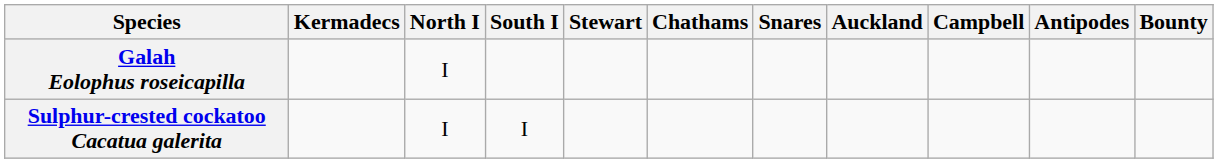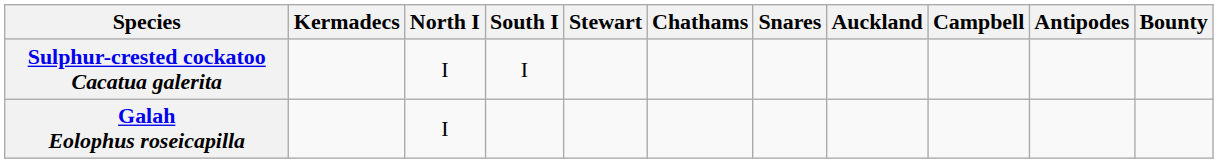rows swapped: (147, 68) <-> (147, 128)
